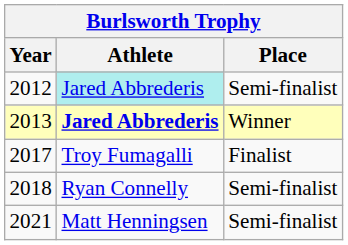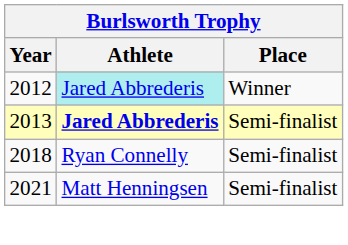(283, 88) Semi-finalist -> (260, 88) Winner
(260, 121) Winner -> (283, 121) Semi-finalist
- row: (31, 155)
